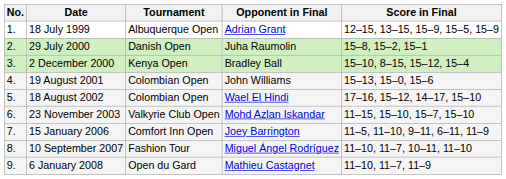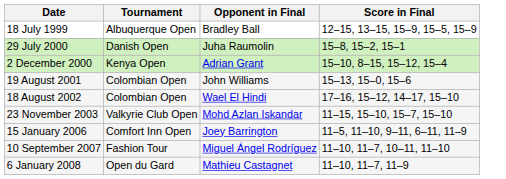- column: (15, 13)
(255, 30) Adrian Grant -> (231, 30) Bradley Ball
(253, 64) Bradley Ball -> (233, 64) Adrian Grant
